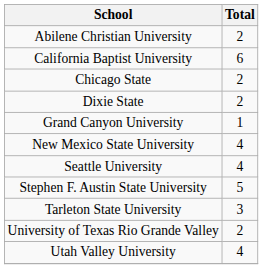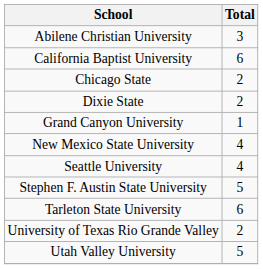(240, 36) 2 -> (240, 36) 3
(240, 209) 3 -> (240, 209) 6
(240, 252) 4 -> (240, 252) 5
